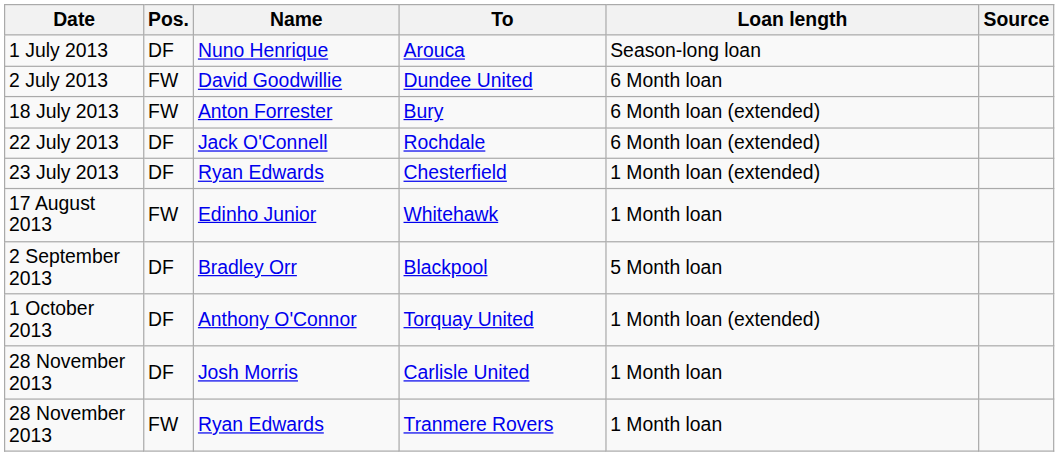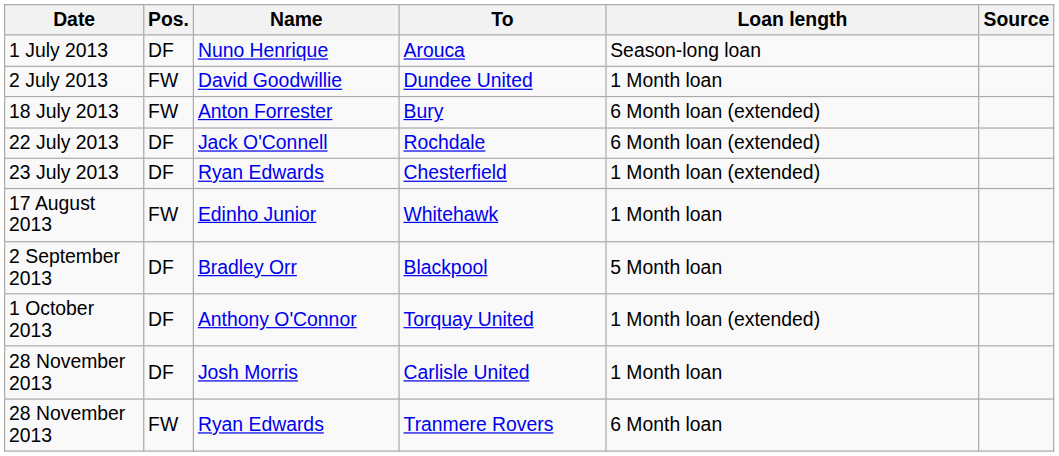(666, 81) 6 Month loan -> (666, 81) 1 Month loan
(666, 424) 1 Month loan -> (666, 424) 6 Month loan
